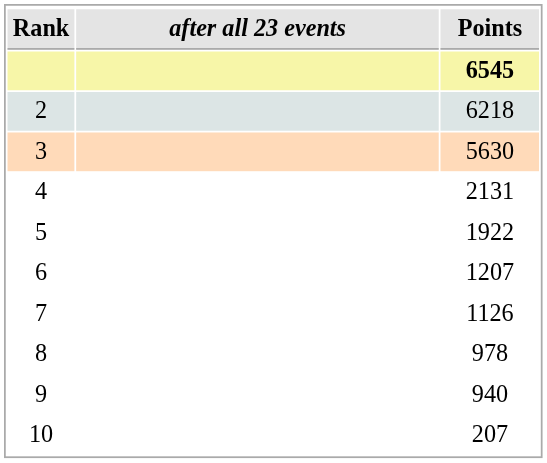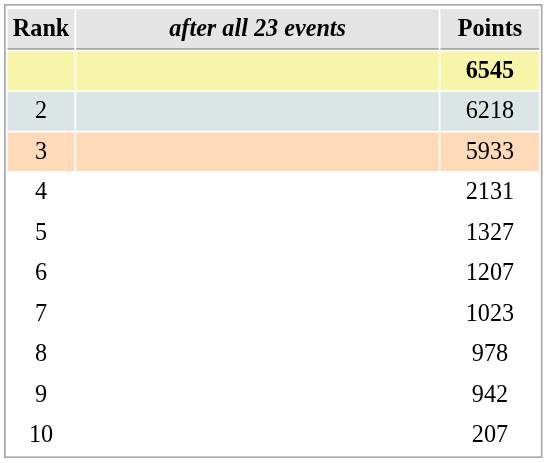(490, 151) 5630 -> (490, 151) 5933
(490, 232) 1922 -> (490, 232) 1327
(490, 313) 1126 -> (490, 313) 1023
(490, 394) 940 -> (490, 394) 942
